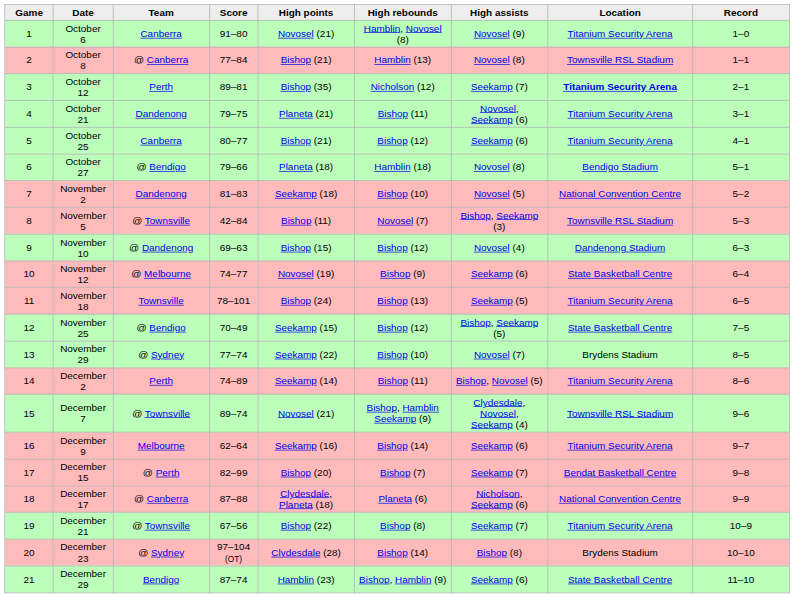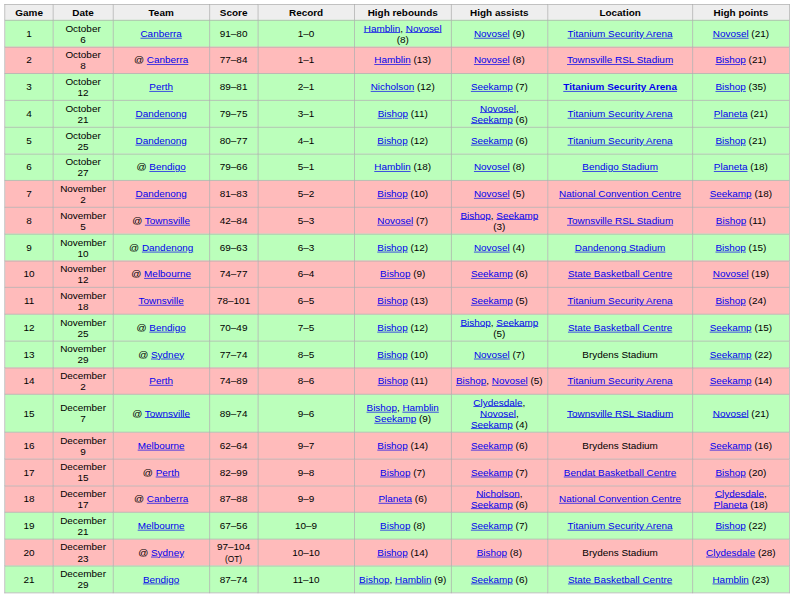columns swapped: (306, 13) <-> (741, 13)
(161, 141) Canberra -> (161, 141) Dandenong
(620, 446) Titanium Security Arena -> (620, 446) Brydens Stadium
(161, 526) @ Townsville -> (161, 526) Melbourne
